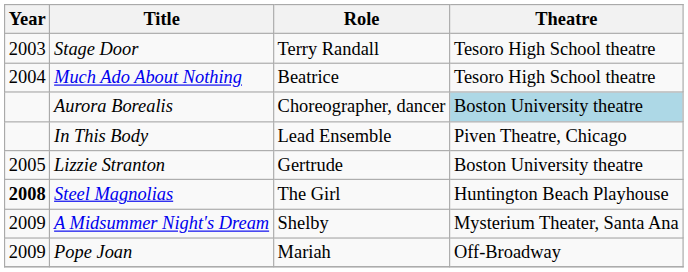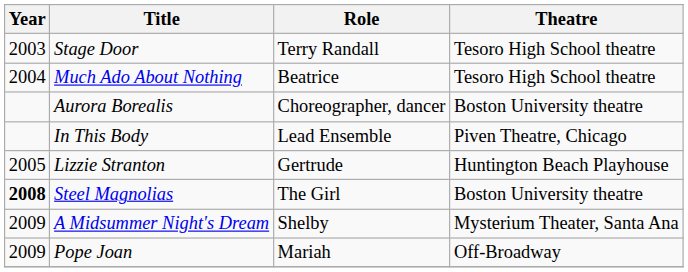(548, 106) lightblue background -> (548, 106) no background
(548, 164) Boston University theatre -> (561, 164) Huntington Beach Playhouse
(561, 194) Huntington Beach Playhouse -> (548, 194) Boston University theatre
